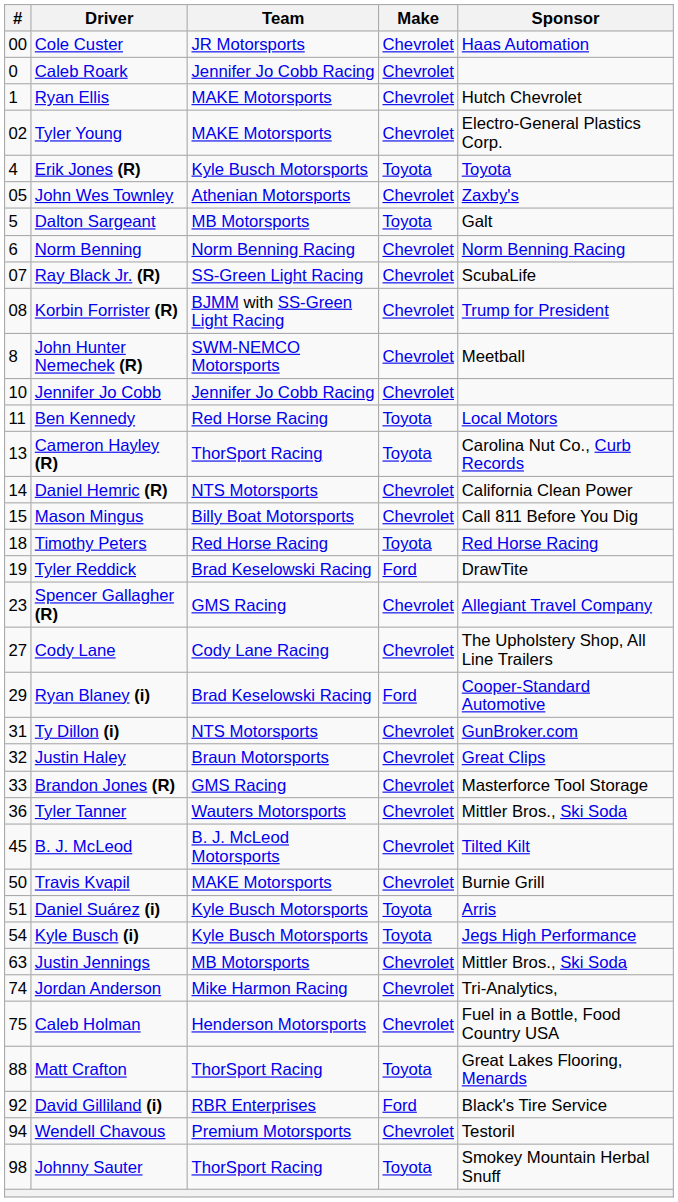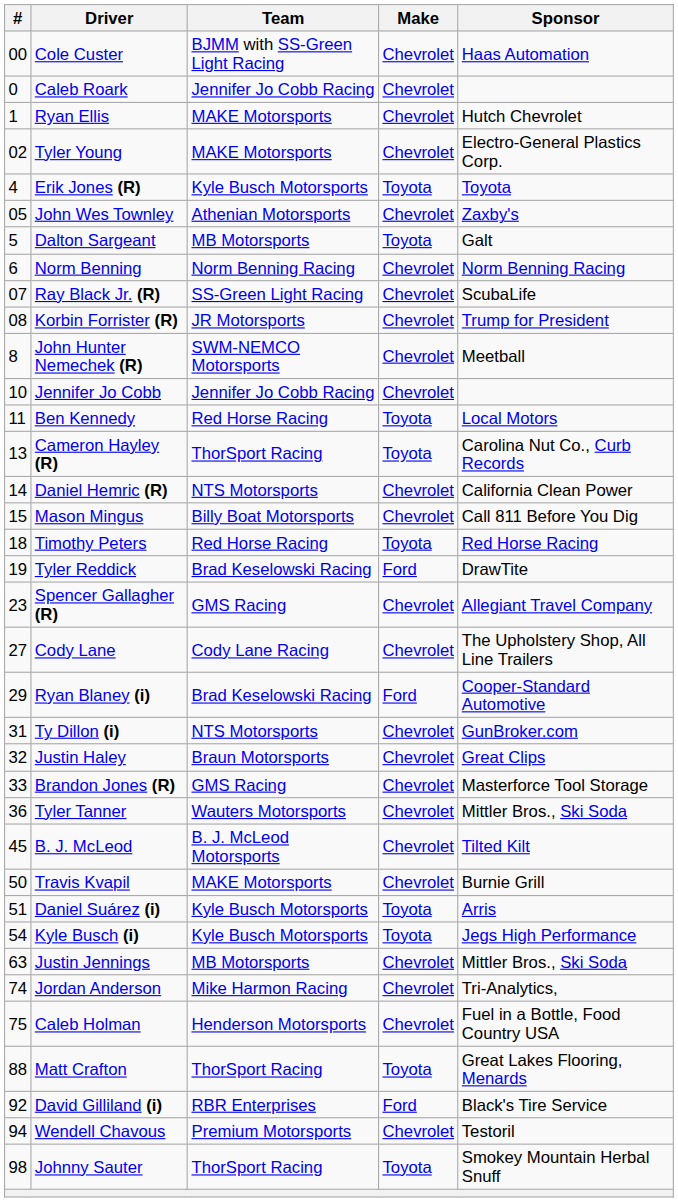(248, 44) JR Motorsports -> (272, 54) BJMM with SS-Green Light Racing
(272, 311) BJMM with SS-Green Light Racing -> (248, 320) JR Motorsports
